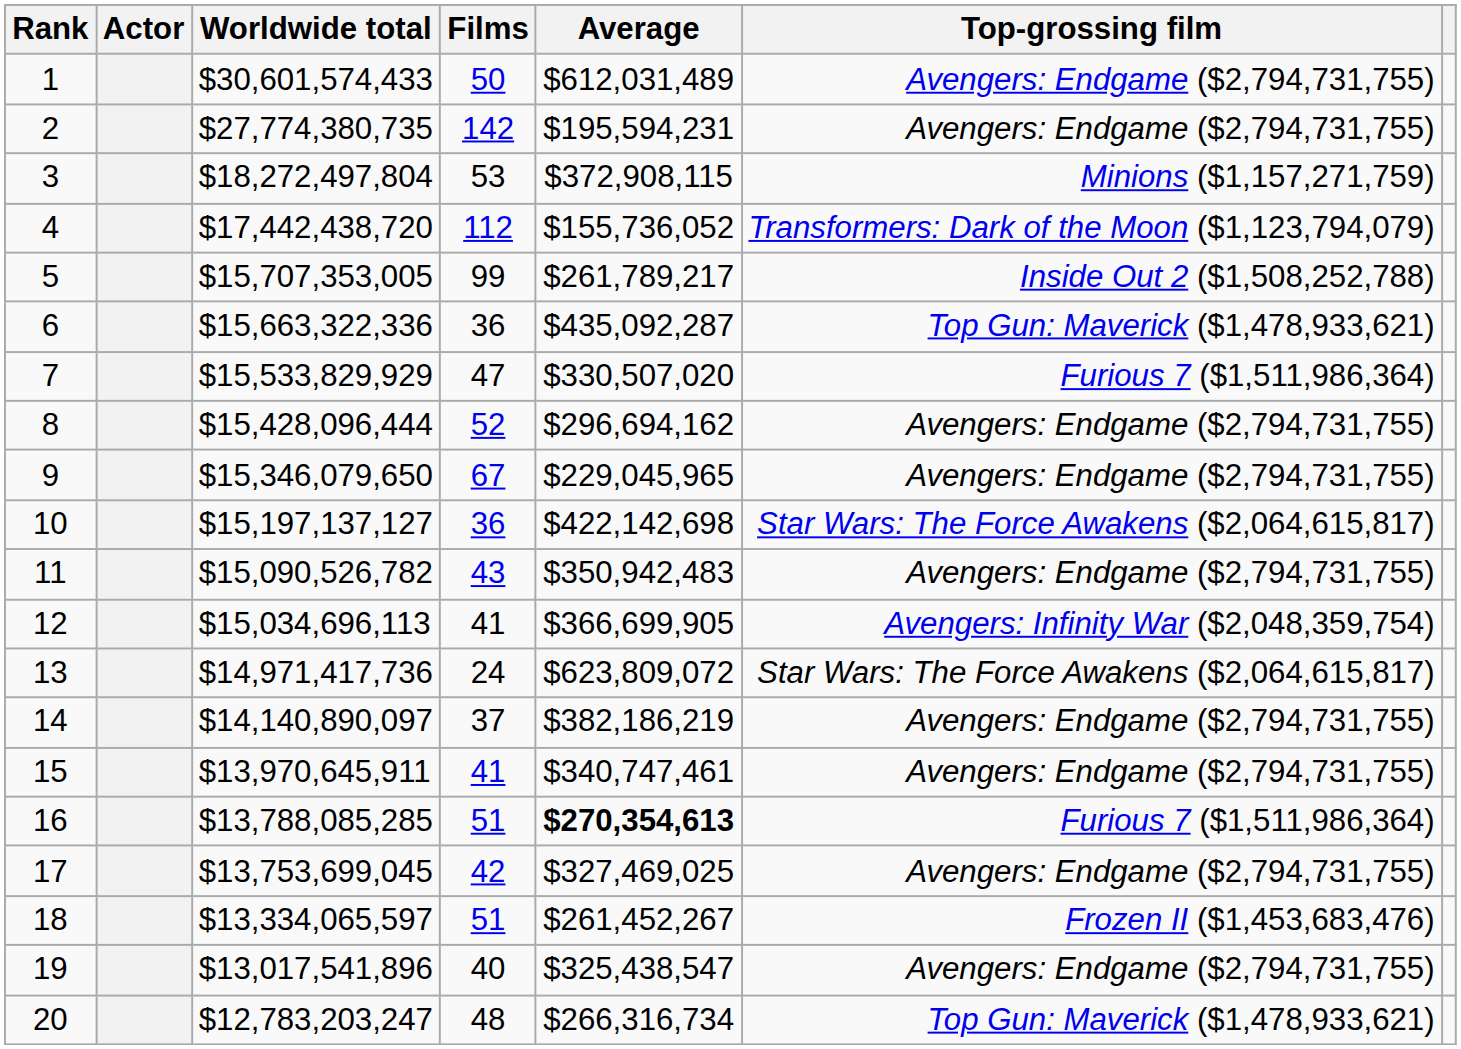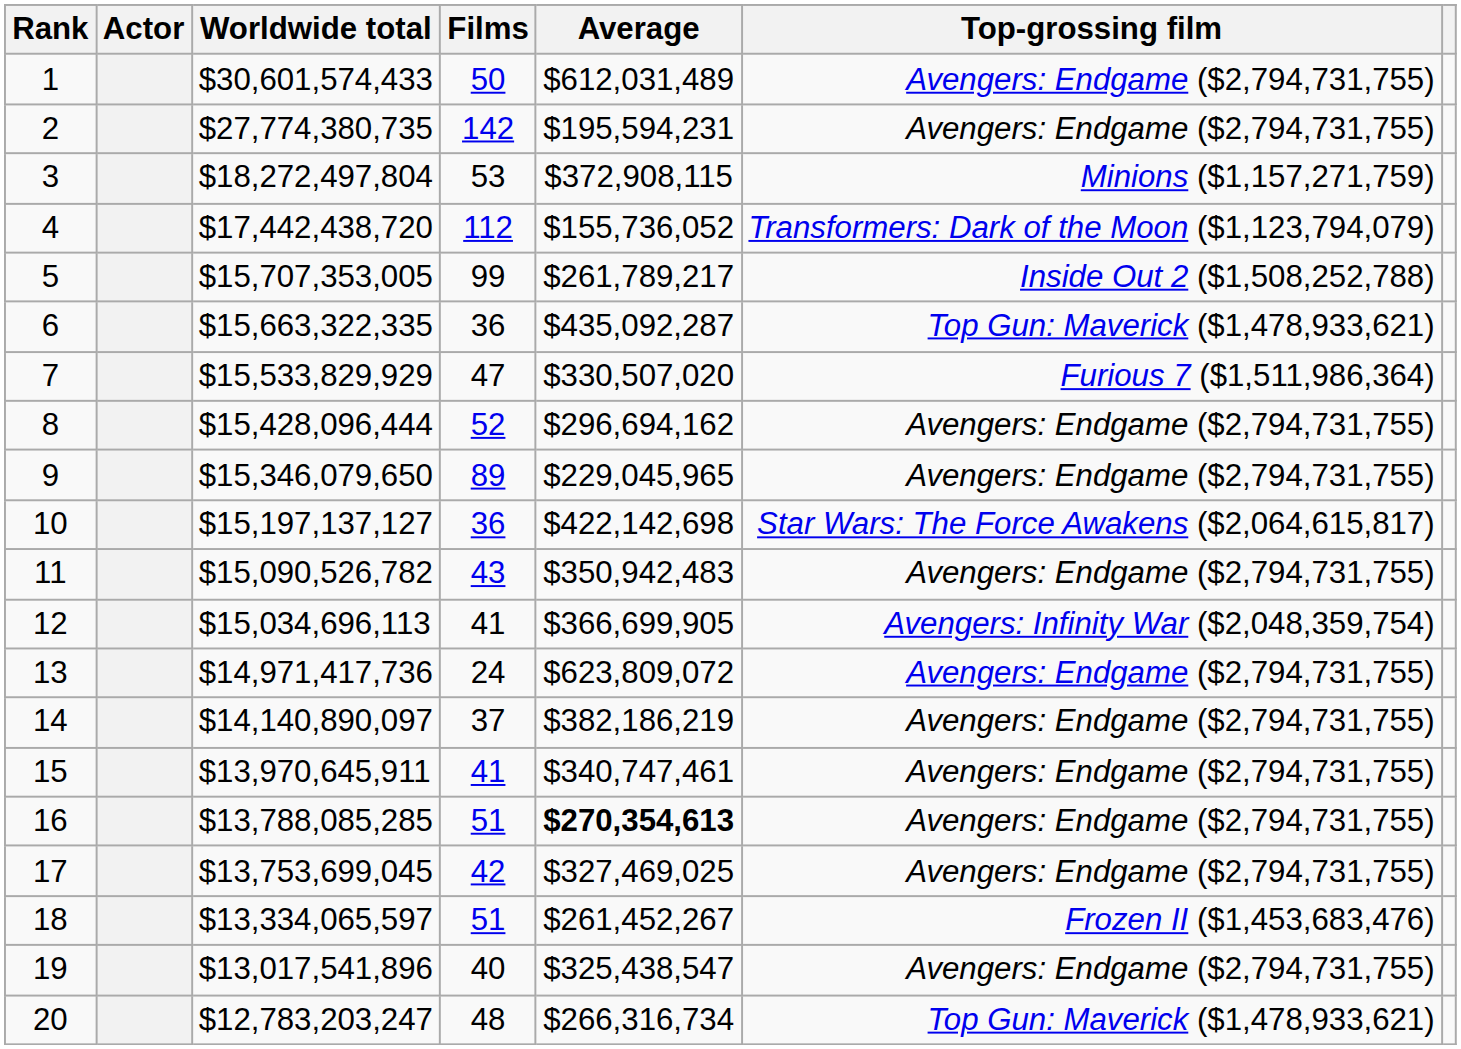(316, 326) $15,663,322,336 -> (316, 326) $15,663,322,335
(488, 474) 67 -> (488, 474) 89
(1096, 672) Star Wars: The Force Awakens ($2,064,615,817) -> (1170, 672) Avengers: Endgame ($2,794,731,755)
(1248, 820) Furious 7 ($1,511,986,364) -> (1170, 820) Avengers: Endgame ($2,794,731,755)
